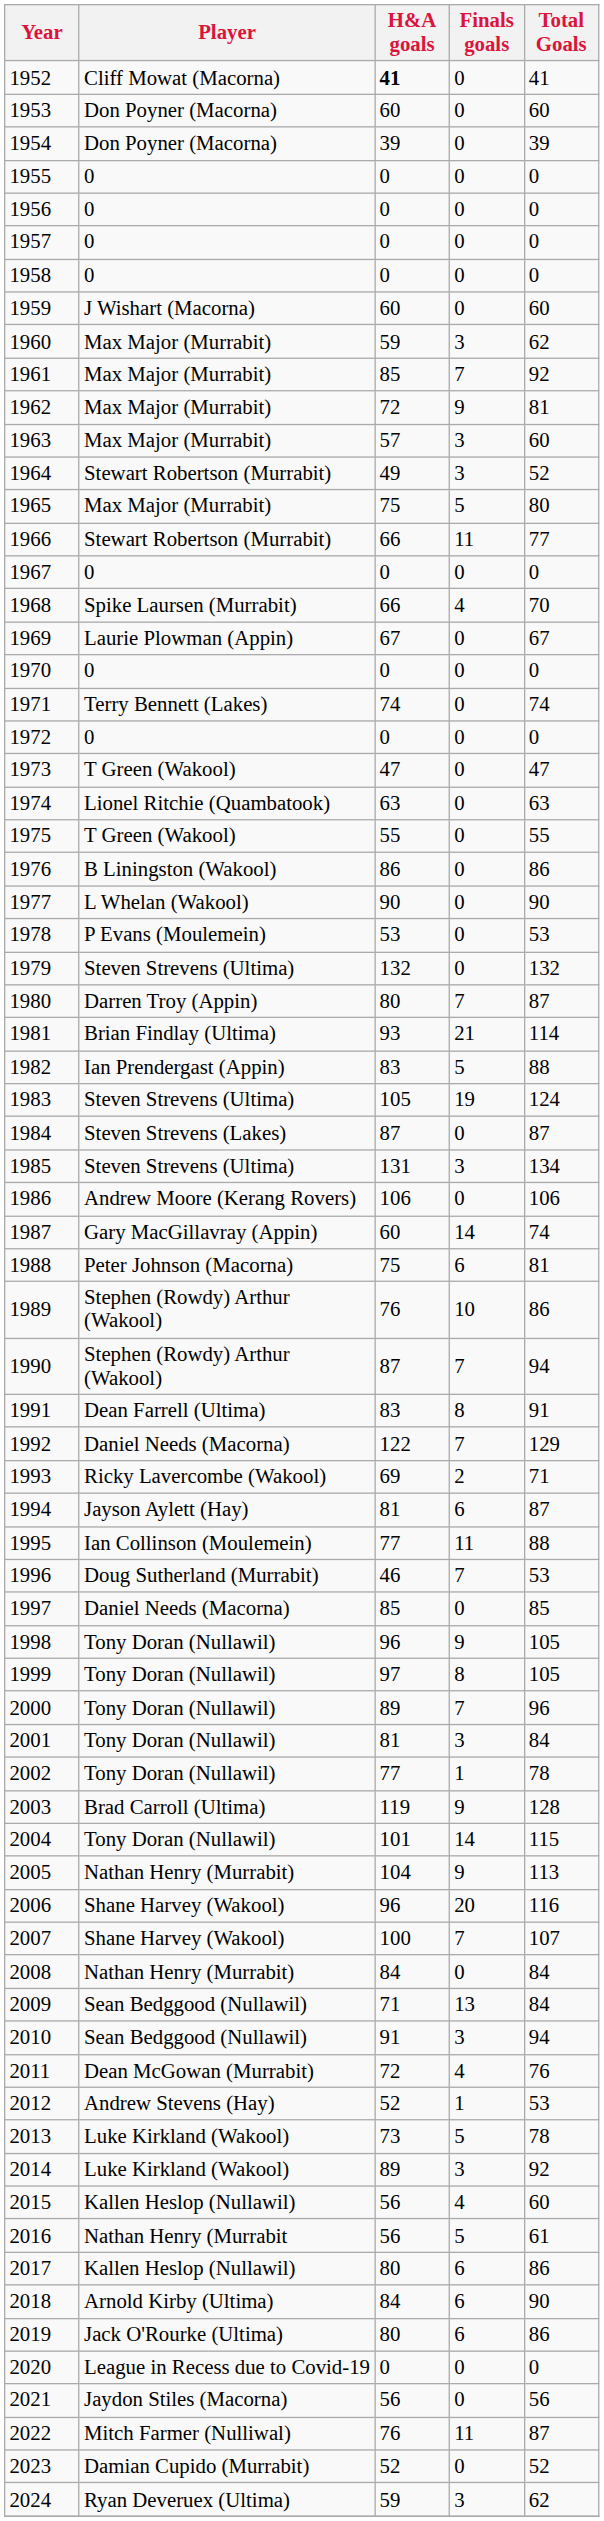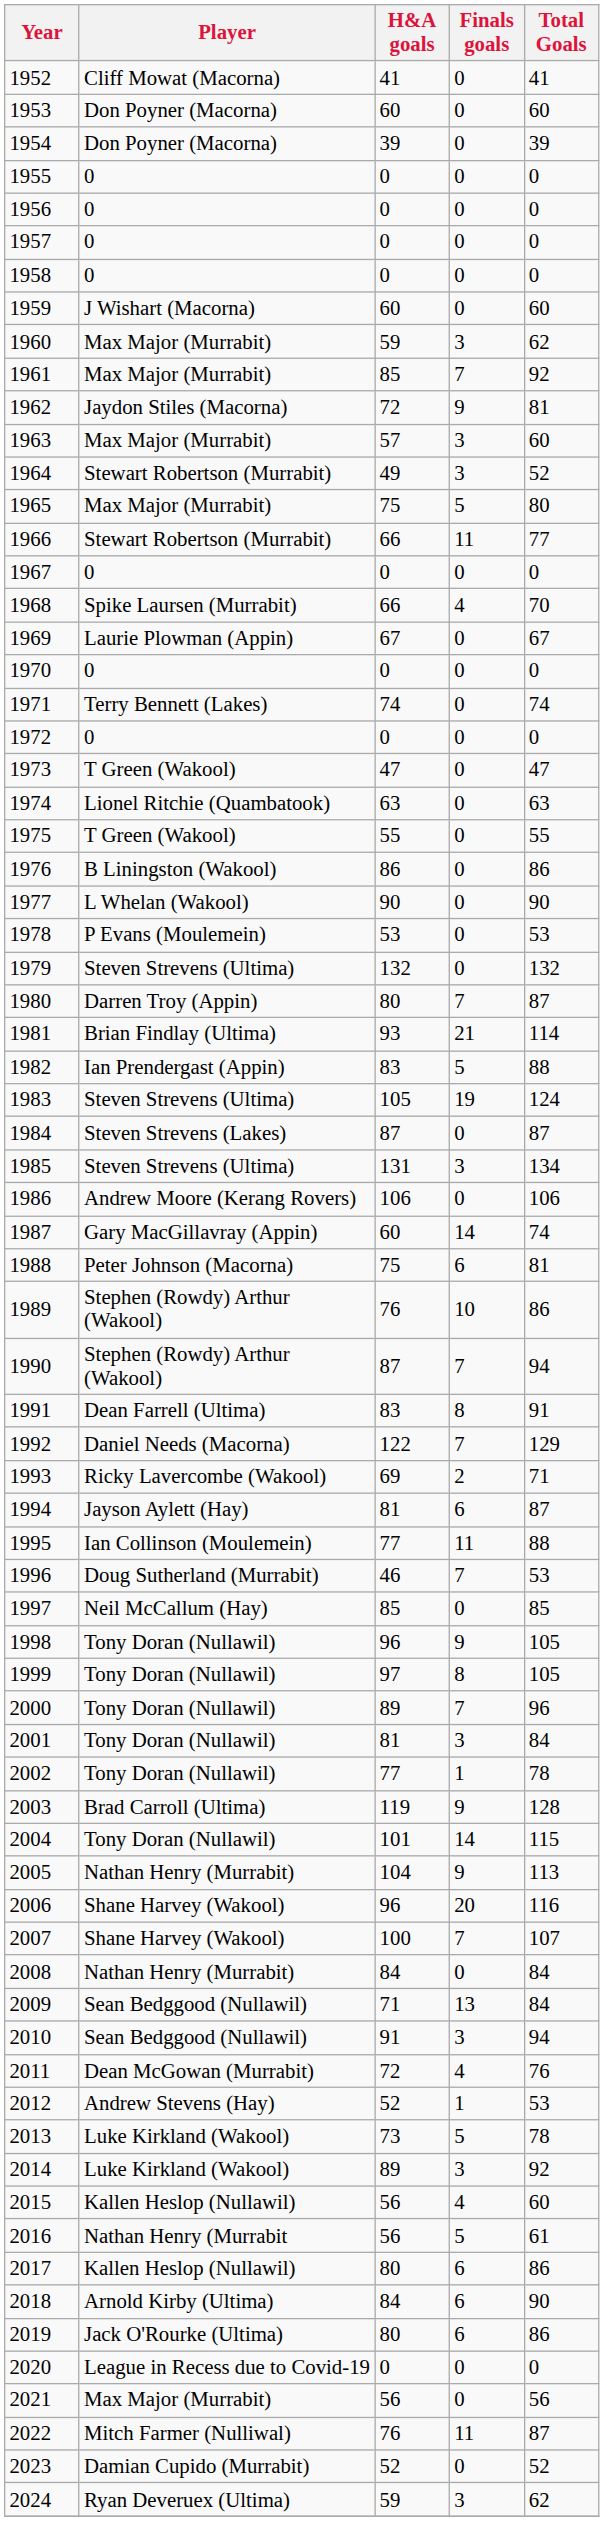(390, 77) bold -> (390, 77) normal
(178, 407) Max Major (Murrabit) -> (186, 407) Jaydon Stiles (Macorna)
(187, 1608) Daniel Needs (Macorna) -> (176, 1608) Neil McCallum (Hay)
(186, 2400) Jaydon Stiles (Macorna) -> (178, 2400) Max Major (Murrabit)
